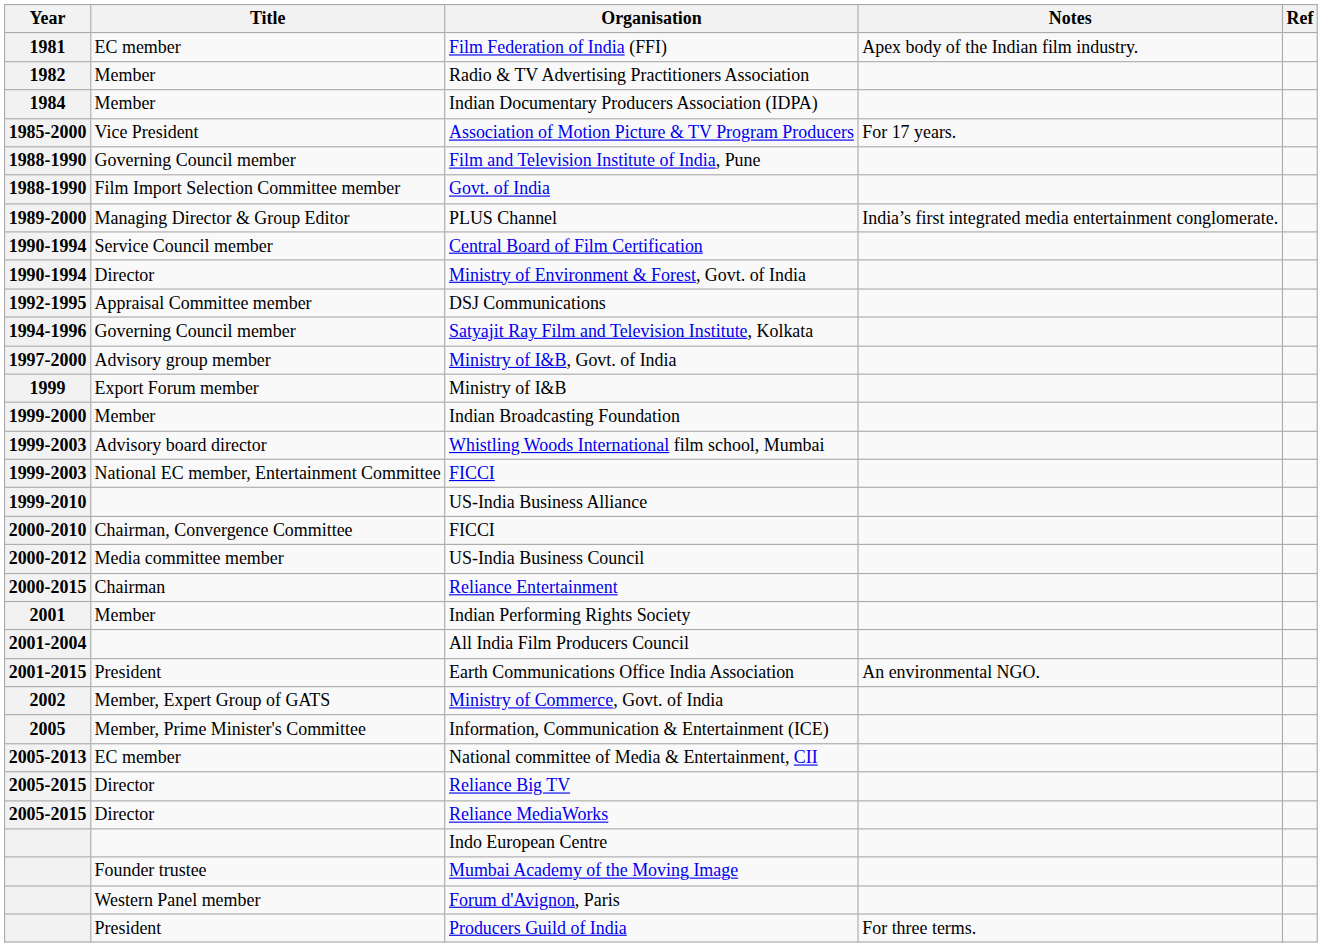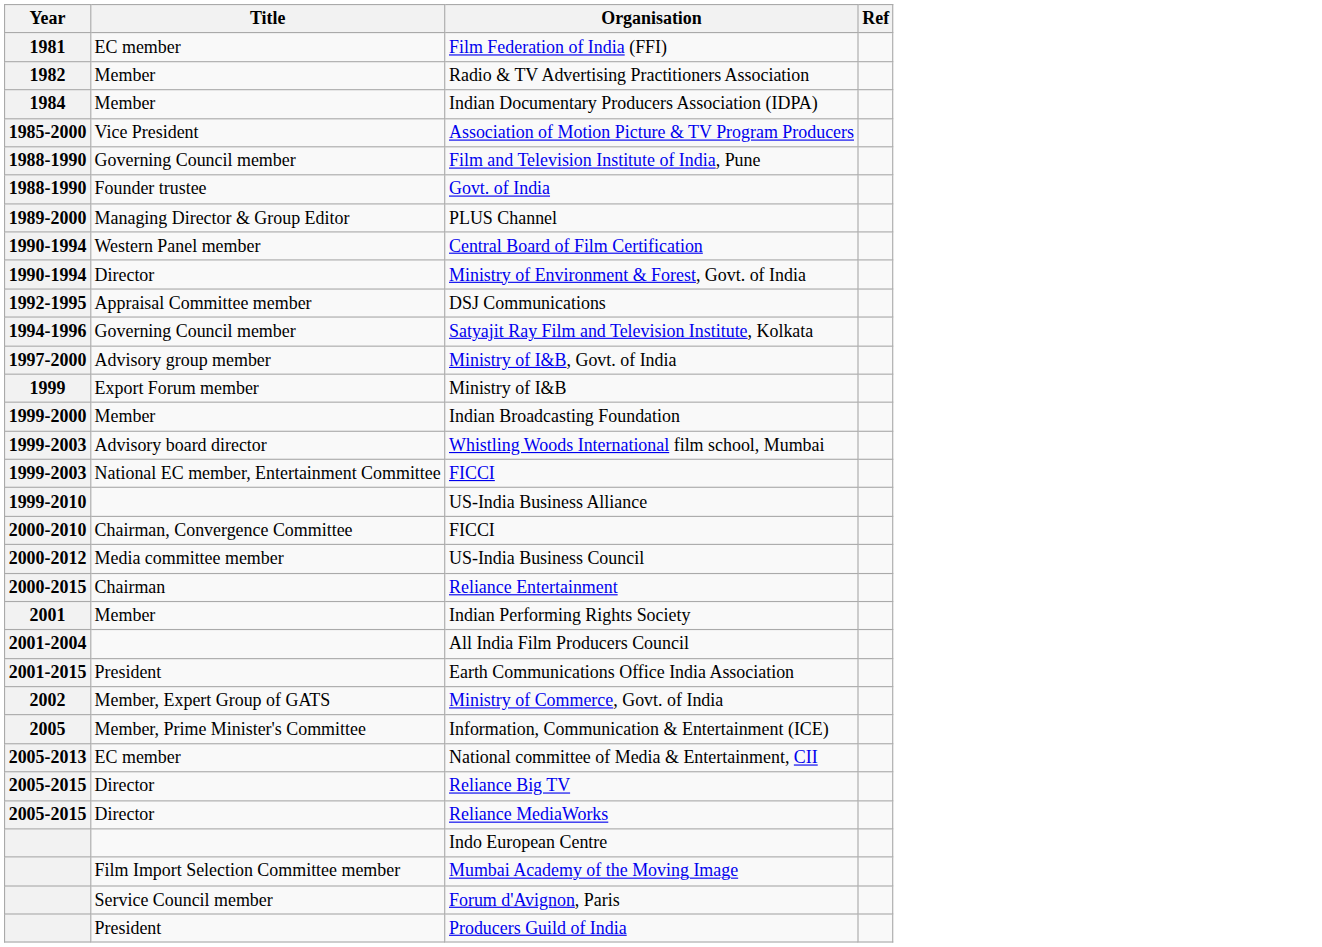- column: (1070, 18)
(247, 189) Film Import Selection Committee member -> (151, 189) Founder trustee
(184, 246) Service Council member -> (177, 246) Western Panel member
(151, 871) Founder trustee -> (247, 871) Film Import Selection Committee member
(177, 899) Western Panel member -> (184, 899) Service Council member
